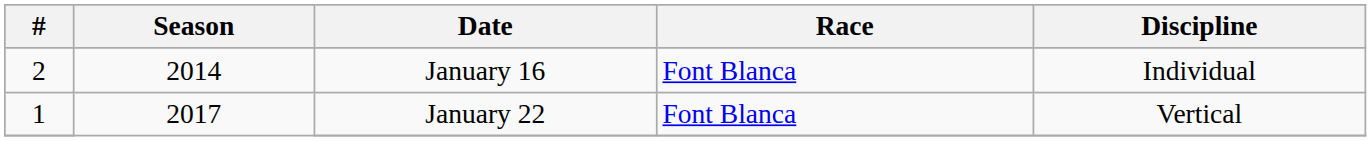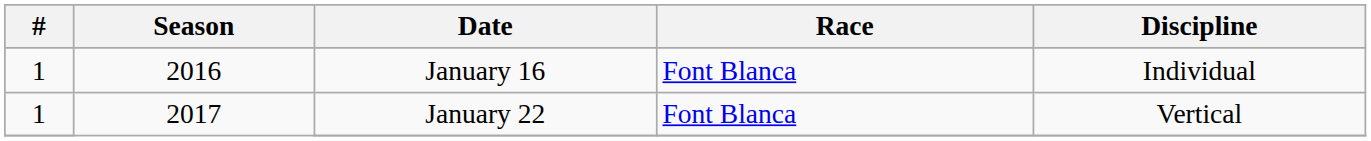(39, 69) 2 -> (39, 69) 1
(194, 69) 2014 -> (194, 69) 2016
